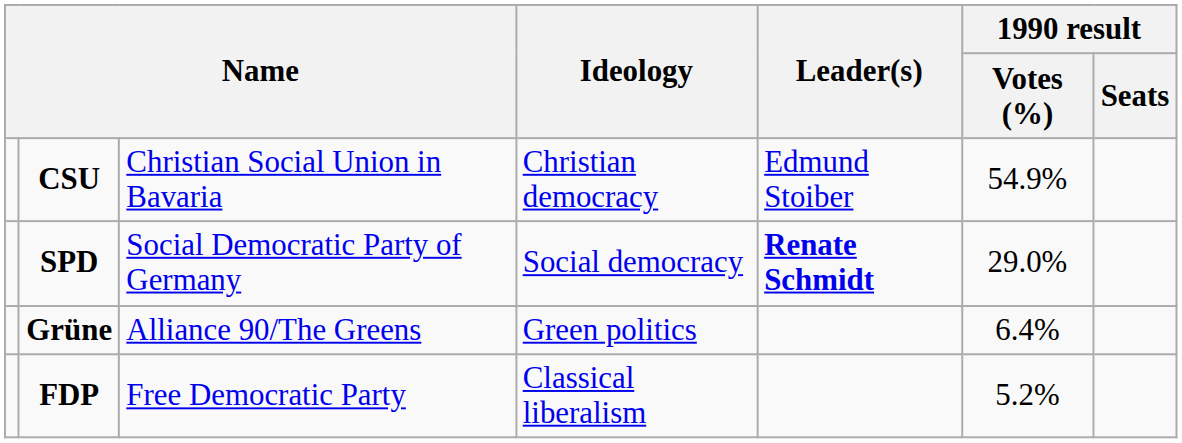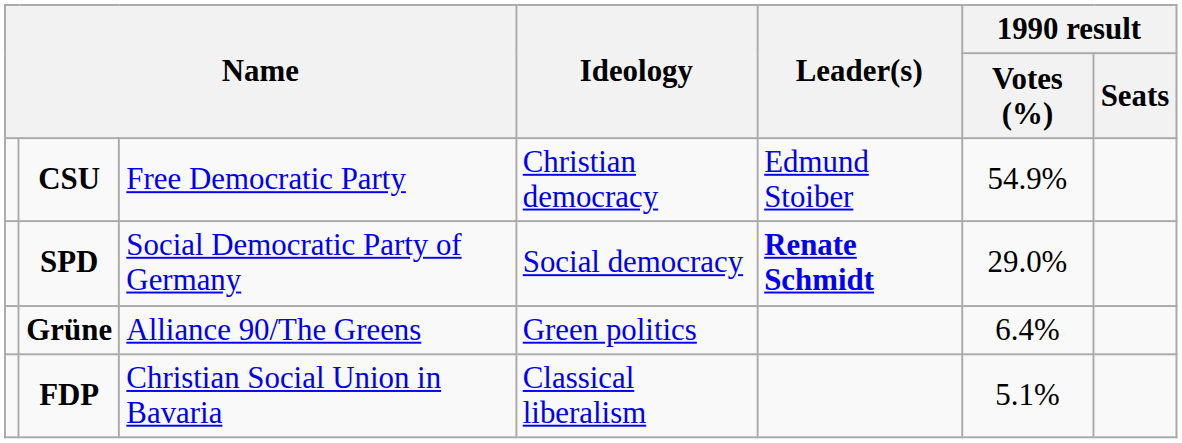(284, 179) Christian Social Union in Bavaria -> (266, 179) Free Democratic Party
(266, 395) Free Democratic Party -> (284, 395) Christian Social Union in Bavaria
(1027, 395) 5.2% -> (1027, 395) 5.1%
